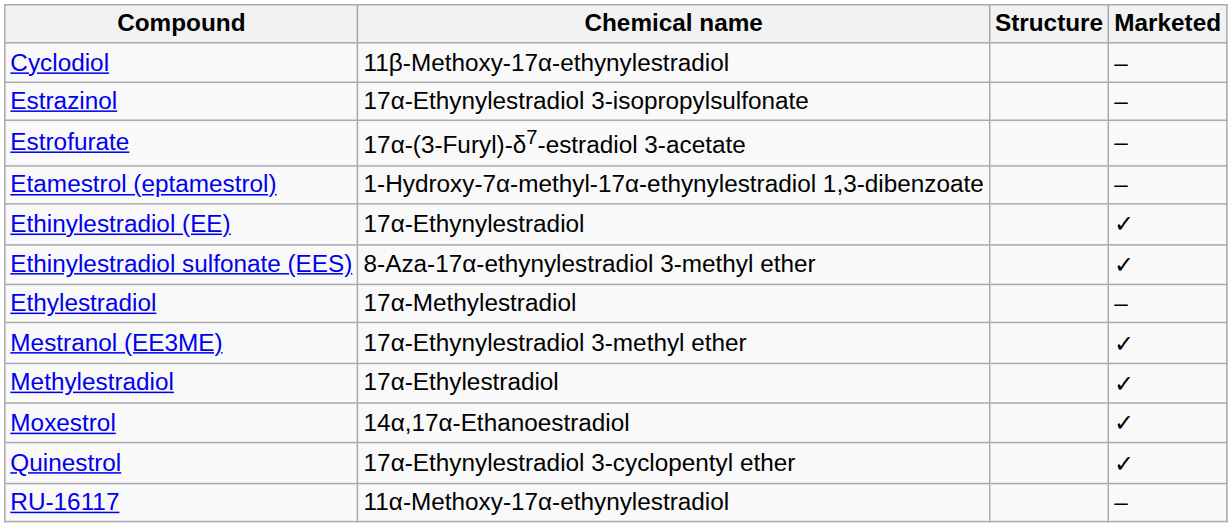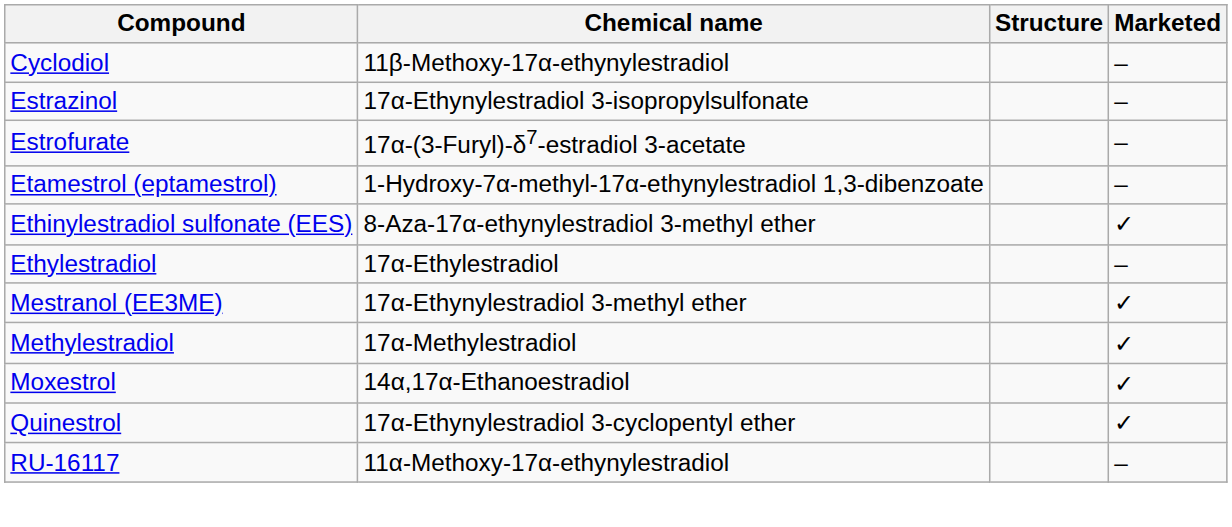- row: (121, 223)
(470, 303) 17α-Methylestradiol -> (461, 263) 17α-Ethylestradiol
(461, 382) 17α-Ethylestradiol -> (470, 342) 17α-Methylestradiol
